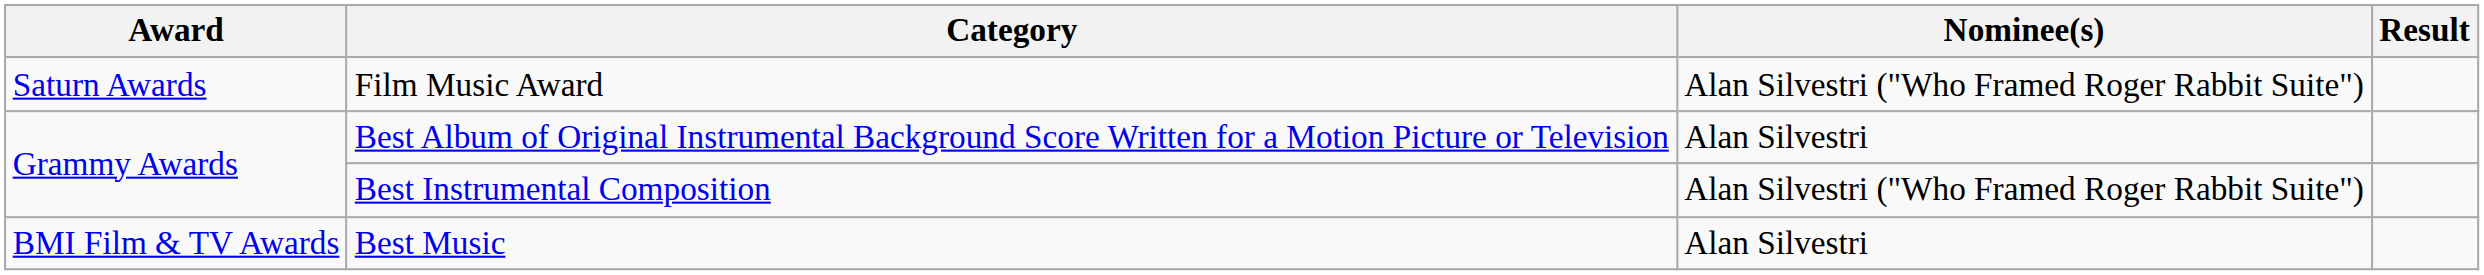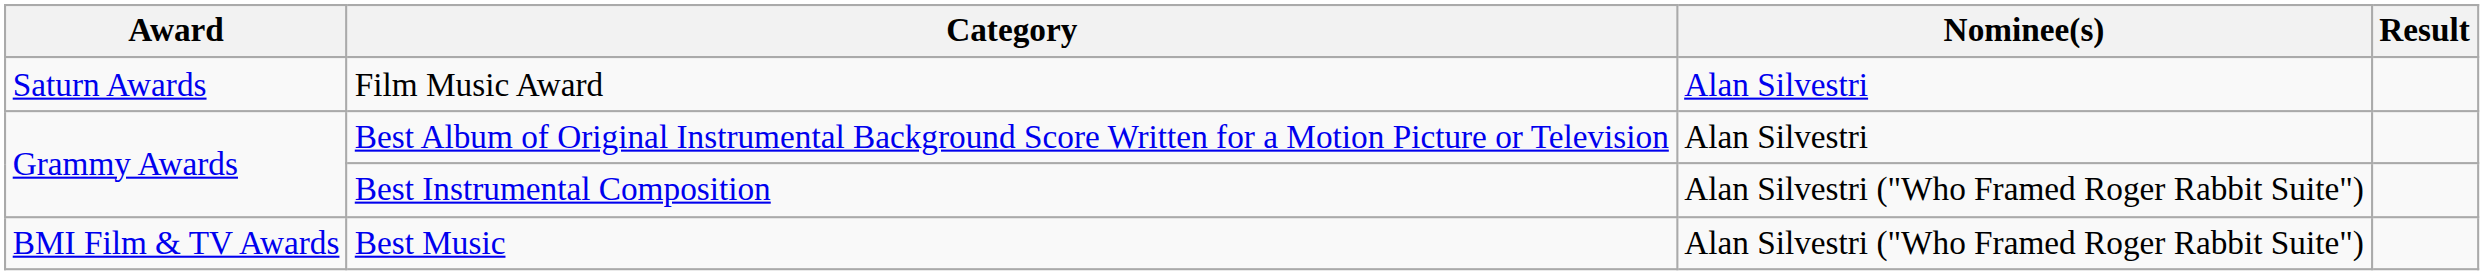(2024, 83) Alan Silvestri ("Who Framed Roger Rabbit Suite") -> (1776, 83) Alan Silvestri
(1776, 242) Alan Silvestri -> (2024, 242) Alan Silvestri ("Who Framed Roger Rabbit Suite")
